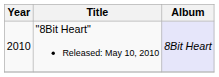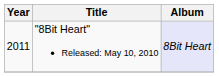(19, 46) 2010 -> (18, 46) 2011
